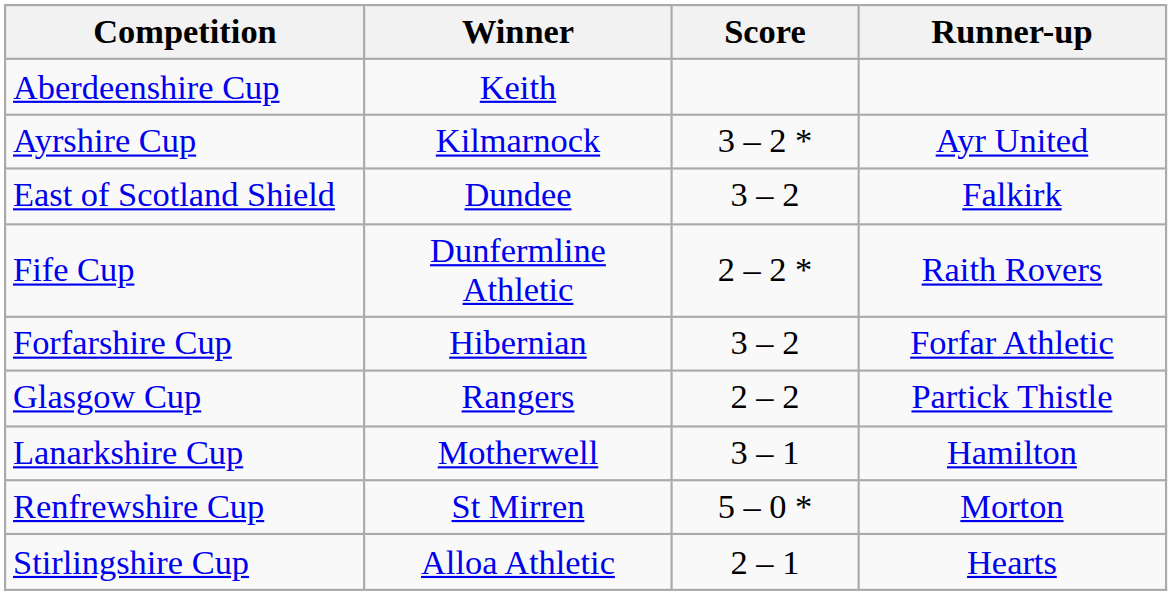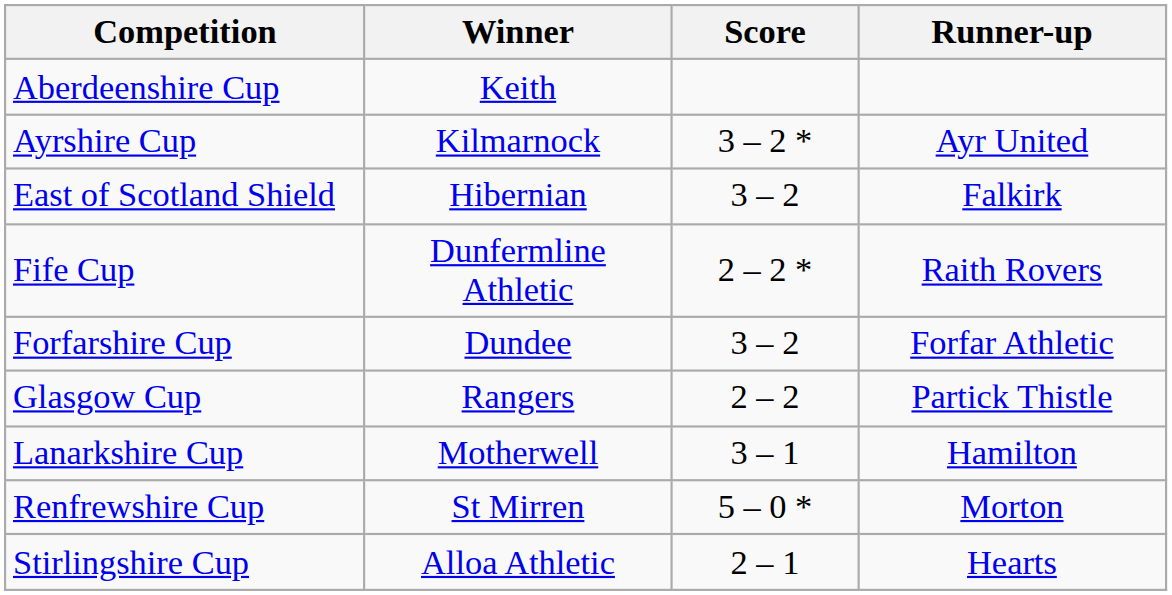(518, 195) Dundee -> (518, 195) Hibernian
(518, 343) Hibernian -> (518, 343) Dundee
